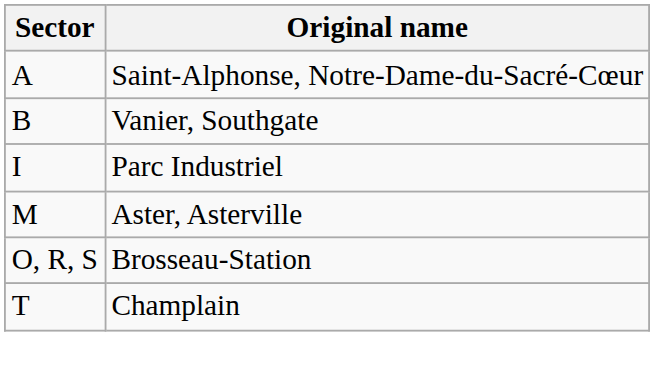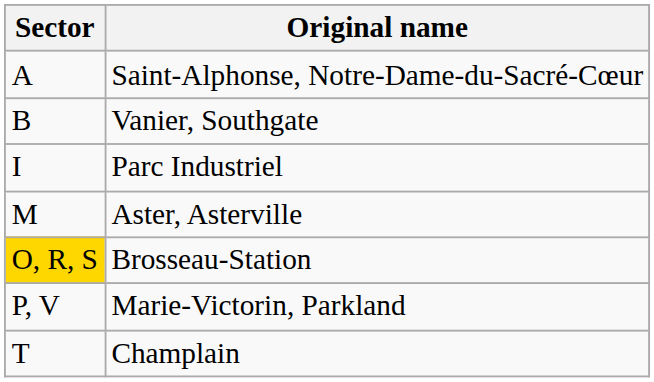(55, 259) no background -> (55, 259) gold background
+ row: (258, 306)
